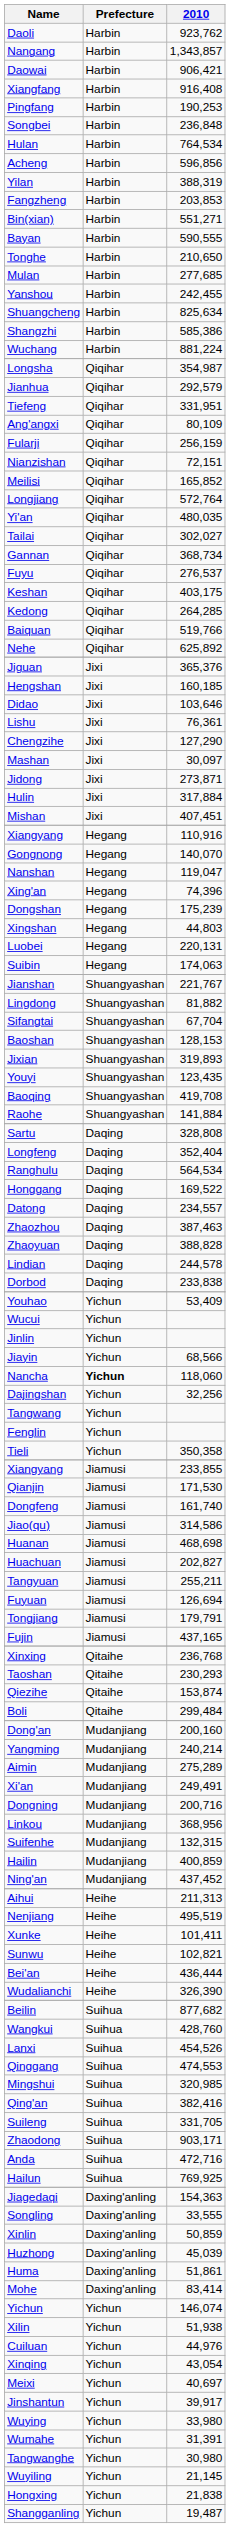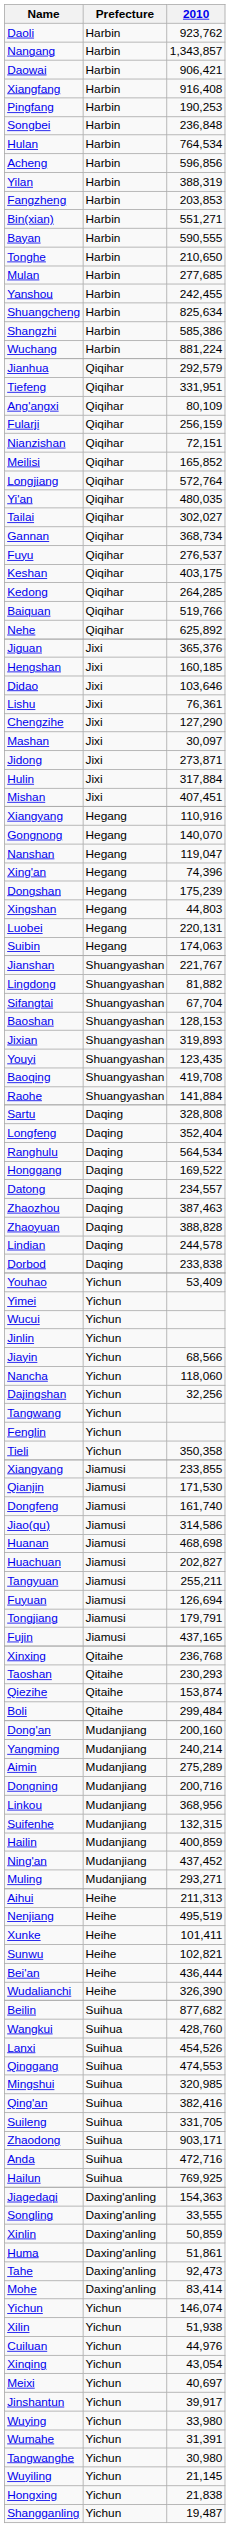- row: (30, 369)
+ row: (22, 1301)
(105, 1376) bold -> (103, 1376) normal
- row: (20, 1786)
+ row: (25, 1880)
- row: (31, 2253)
+ row: (20, 2271)
